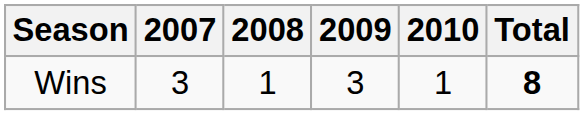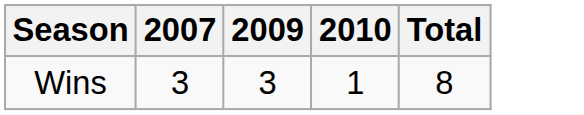- column: (268, 30)
(532, 82) bold -> (444, 82) normal
